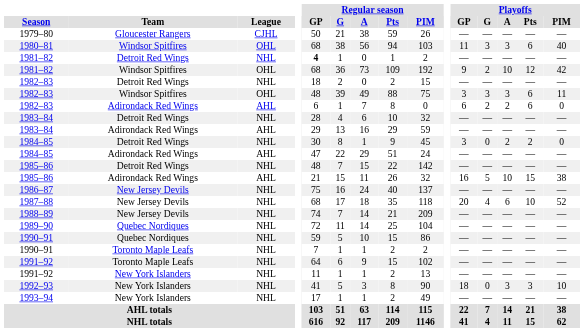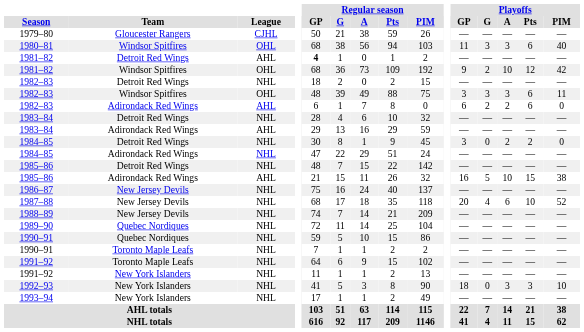(266, 58) NHL -> (266, 58) AHL
(266, 154) AHL -> (266, 154) NHL
